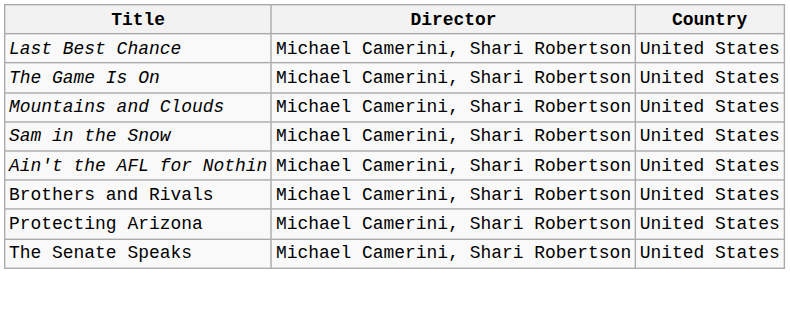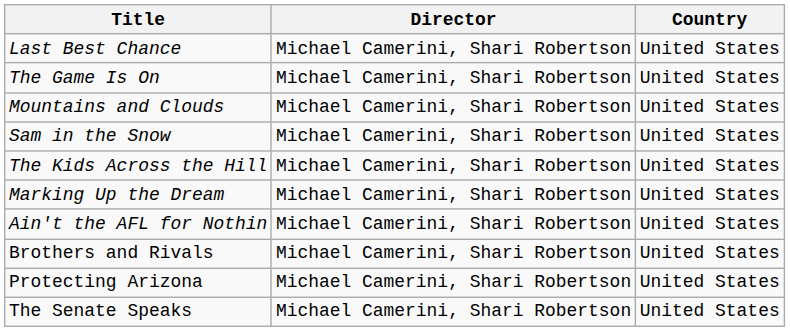+ row: (138, 166)
+ row: (117, 195)
